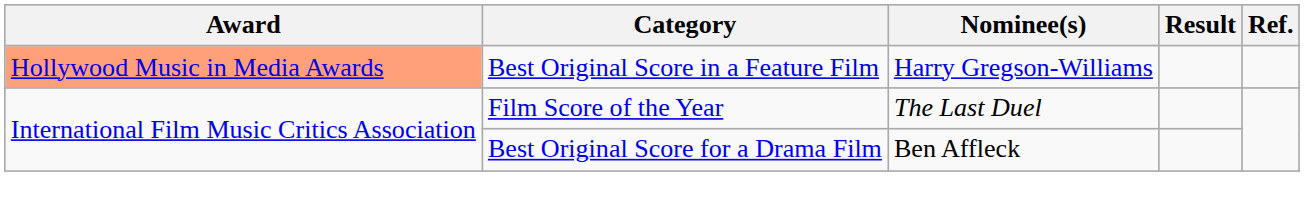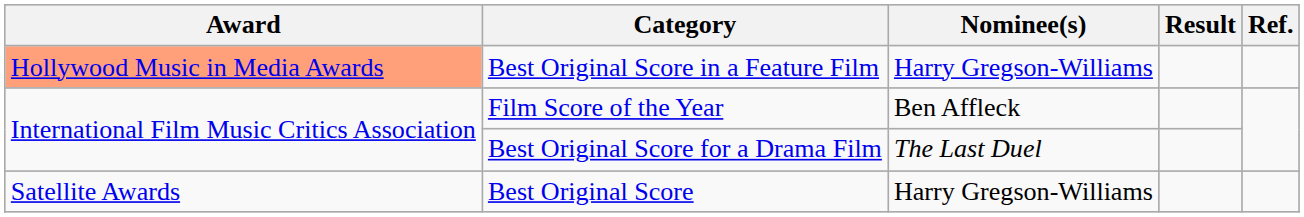(968, 107) The Last Duel -> (957, 107) Ben Affleck
(957, 149) Ben Affleck -> (968, 149) The Last Duel
+ row: (591, 190)
